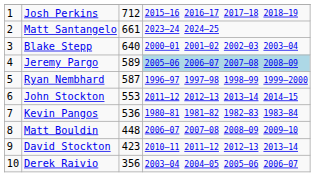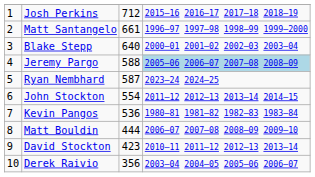(182, 30) 2023–24 2024–25 -> (226, 30) 1996–97 1997–98 1998–99 1999–2000
(131, 63) 589 -> (131, 63) 588
(226, 80) 1996–97 1997–98 1998–99 1999–2000 -> (182, 80) 2023–24 2024–25
(131, 96) 553 -> (131, 96) 554
(131, 130) 448 -> (131, 130) 444
